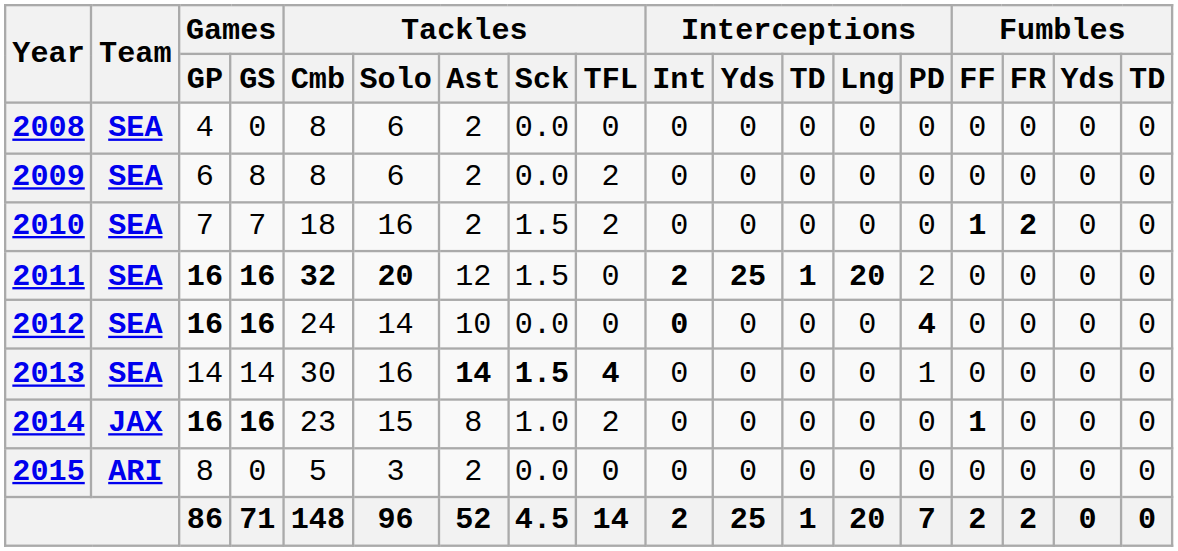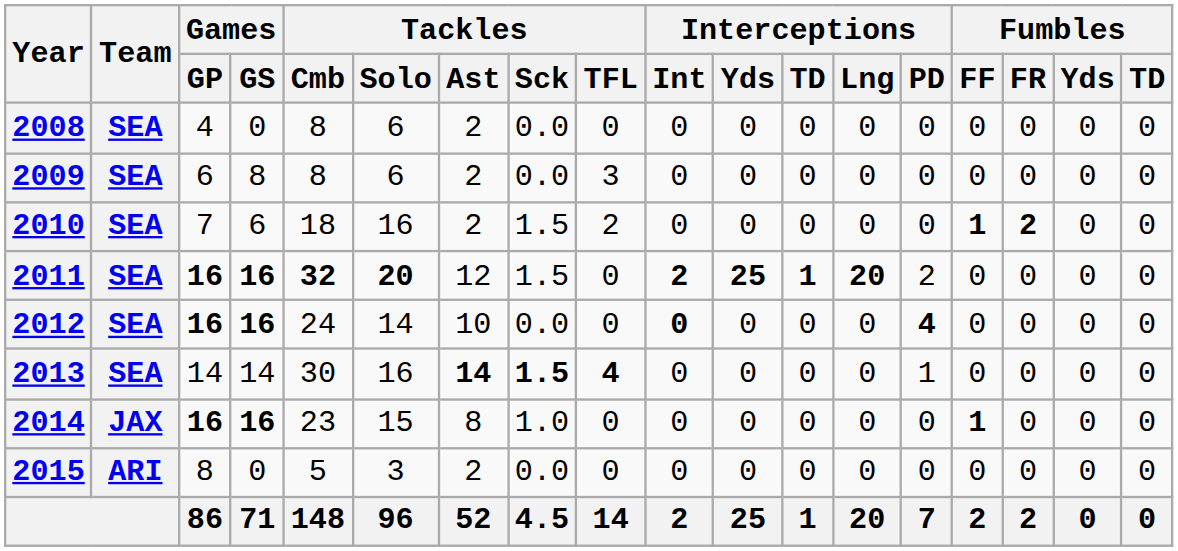(611, 177) 2 -> (611, 177) 3
(257, 226) 7 -> (257, 226) 6
(611, 423) 2 -> (611, 423) 0
